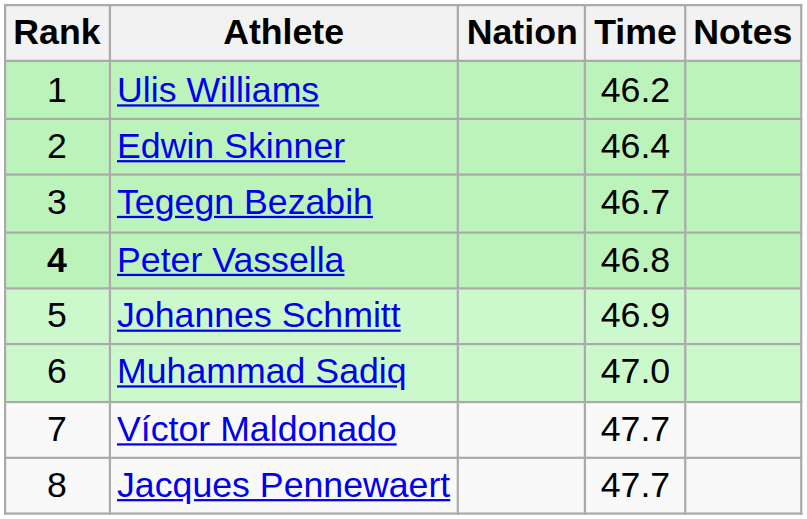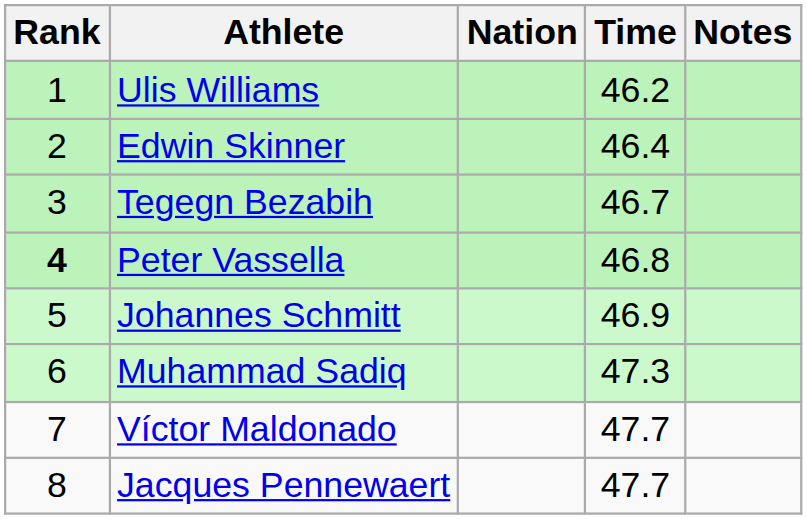(635, 372) 47.0 -> (635, 372) 47.3
